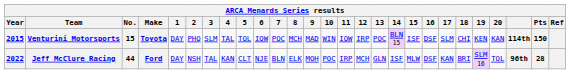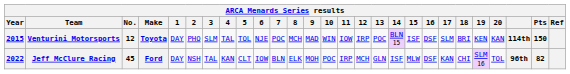(130, 38) 15 -> (130, 38) 12
(262, 38) IOW -> (262, 38) NJE
(464, 38) CHI -> (464, 38) BRI
(130, 58) 44 -> (130, 58) 45
(262, 58) NJE -> (262, 58) IOW
(464, 58) BRI -> (464, 58) CHI
(540, 58) 28 -> (540, 58) 82
